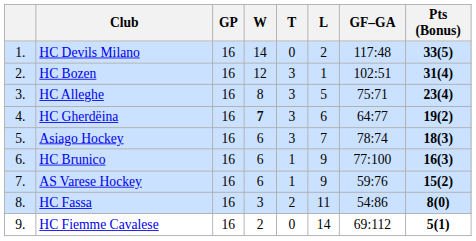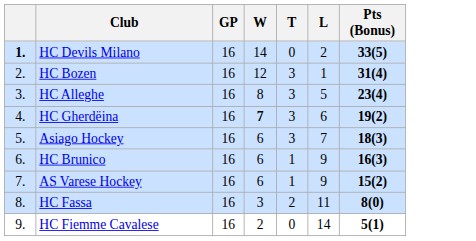- column: (372, 22)
(20, 52) normal -> (20, 52) bold
